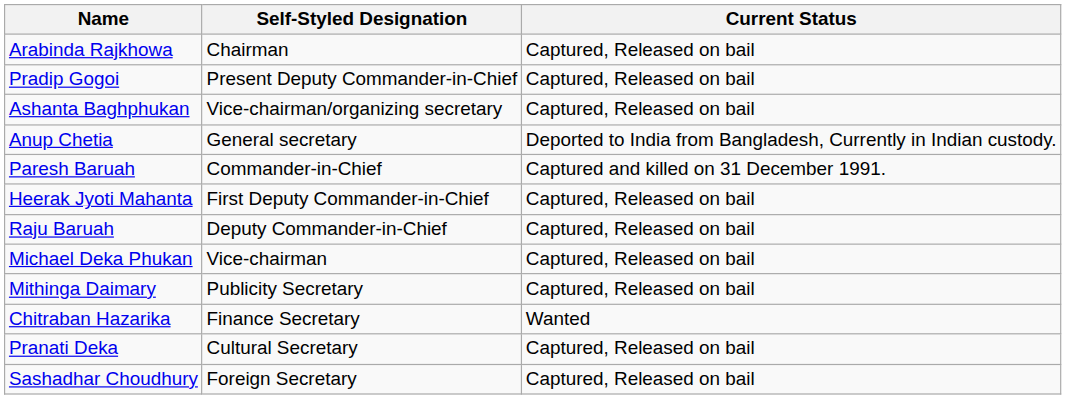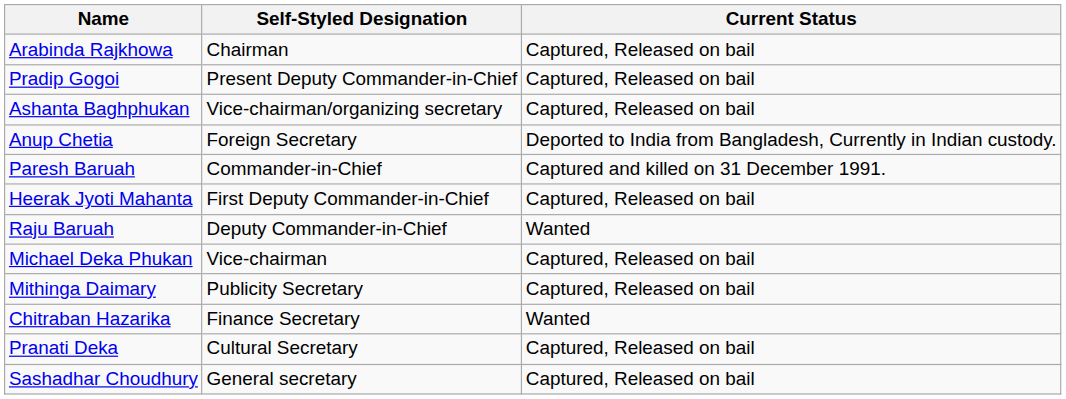(282, 139) General secretary -> (282, 139) Foreign Secretary
(640, 229) Captured, Released on bail -> (558, 229) Wanted
(282, 378) Foreign Secretary -> (282, 378) General secretary
